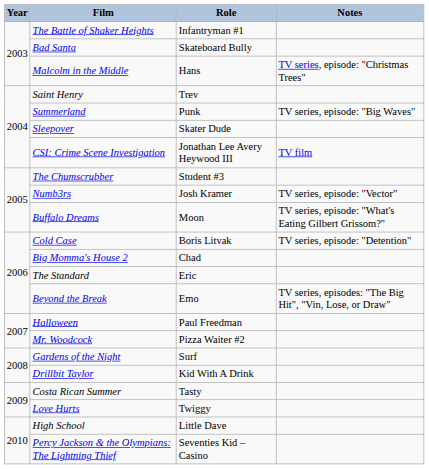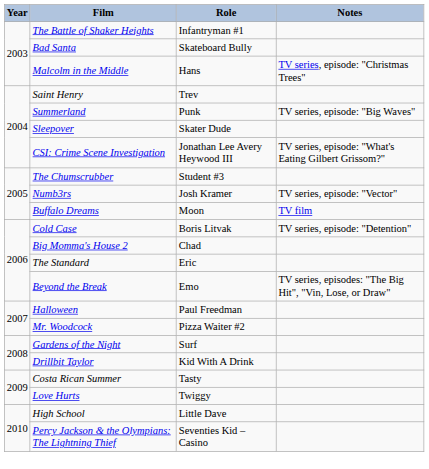(295, 153) TV film -> (336, 153) TV series, episode: "What's Eating Gilbert Grissom?"
(336, 217) TV series, episode: "What's Eating Gilbert Grissom?" -> (295, 211) TV film
